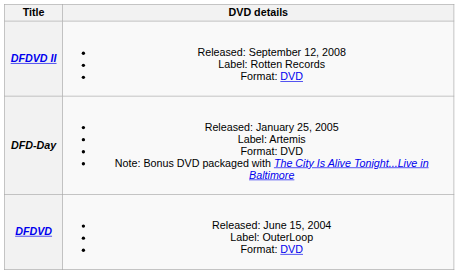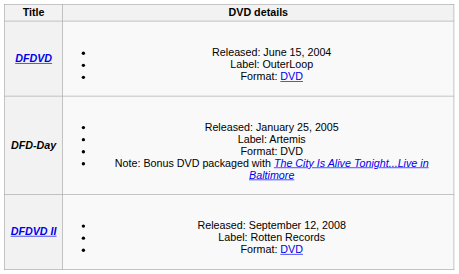rows swapped: (34, 232) <-> (34, 58)
